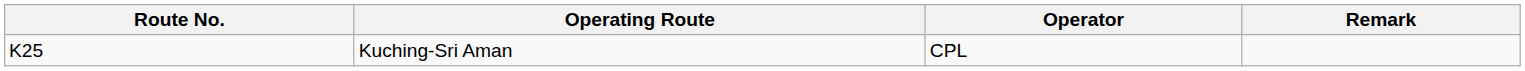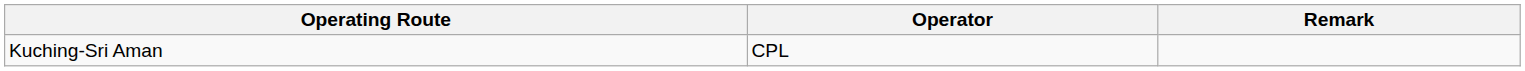- column: (179, 19)
